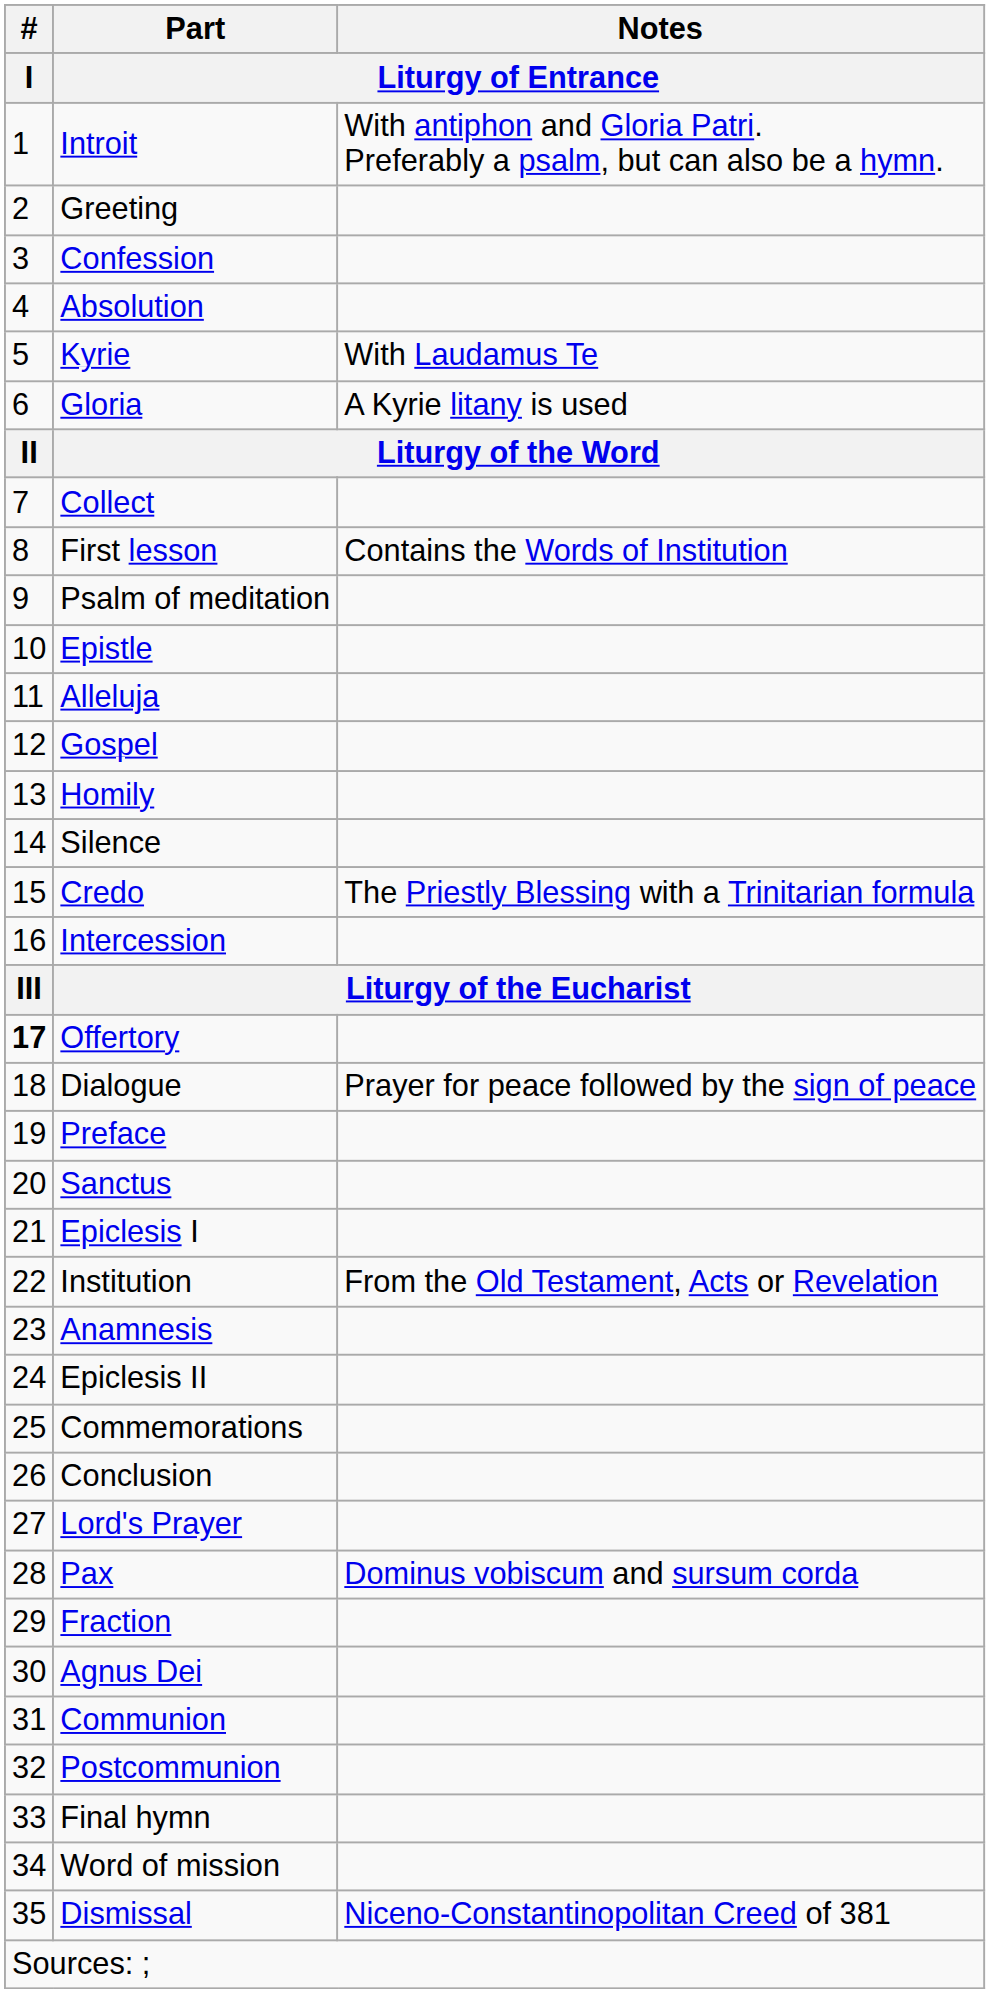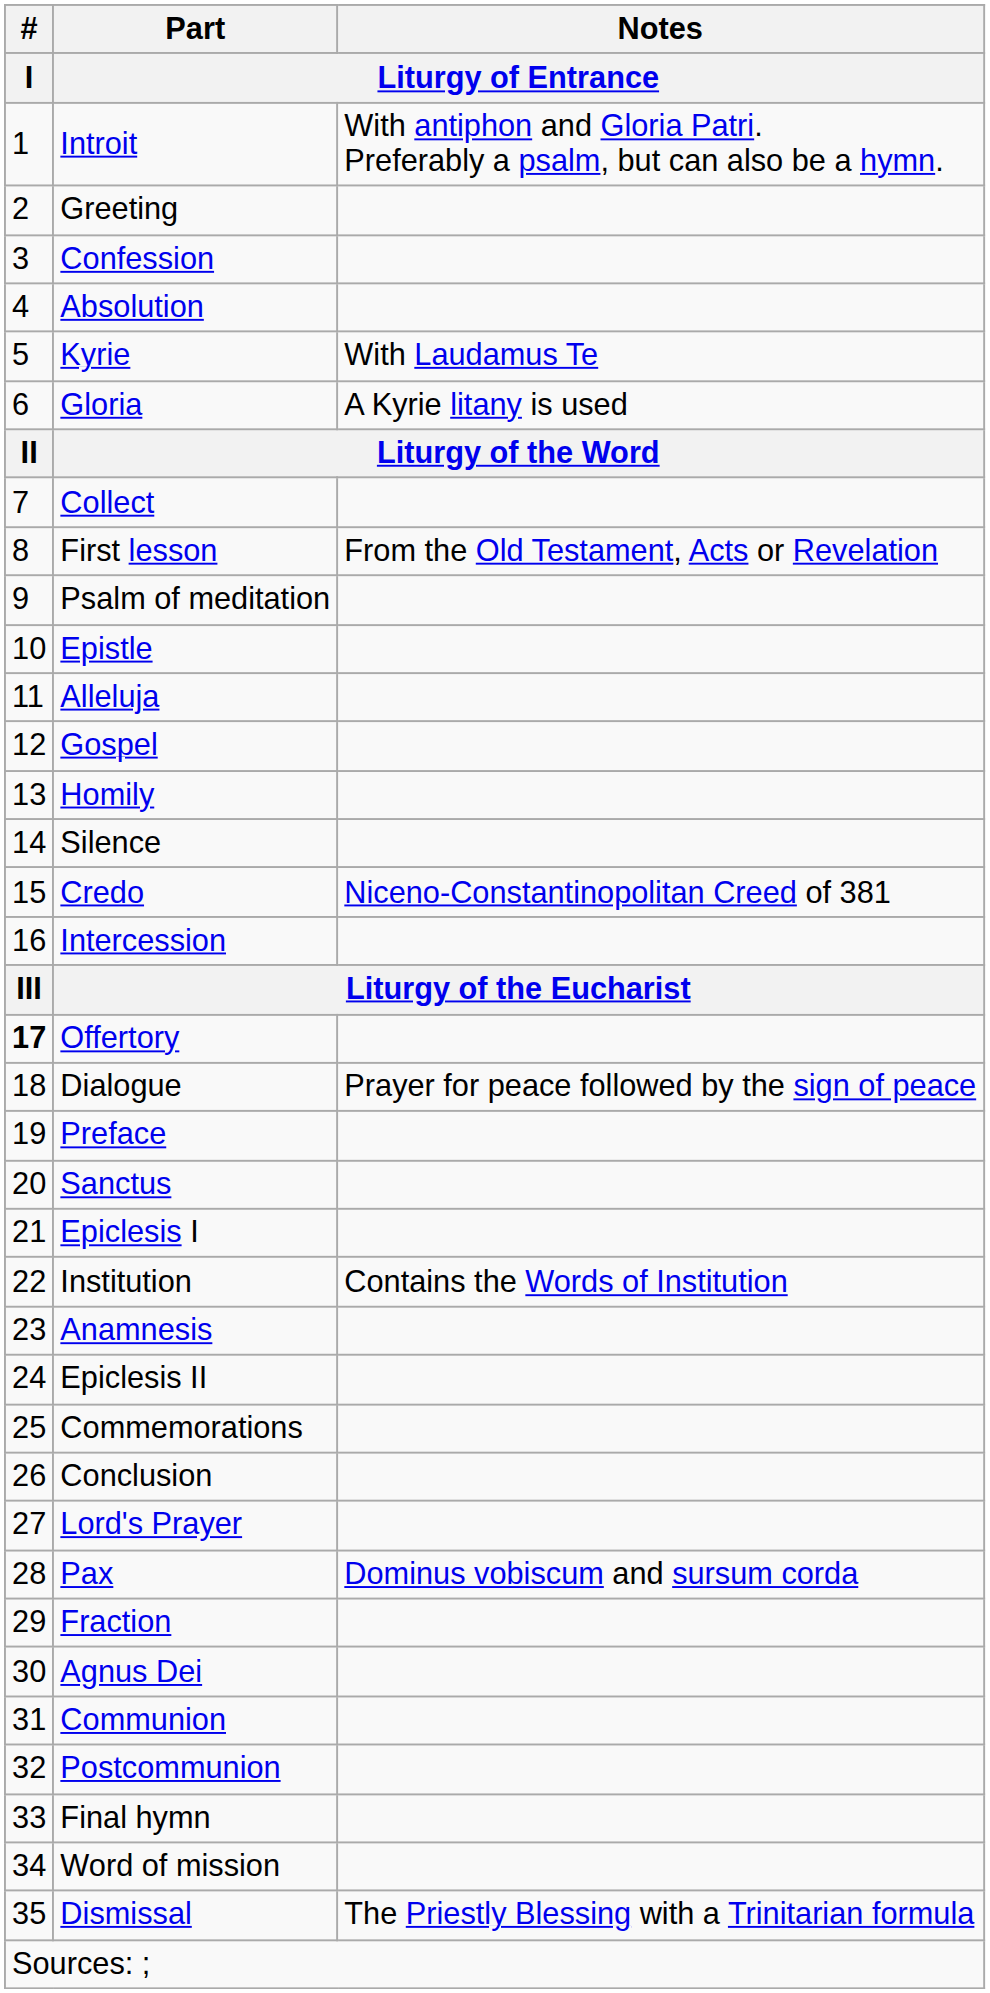(566, 550) Contains the Words of Institution -> (641, 550) From the Old Testament, Acts or Revelation
(659, 891) The Priestly Blessing with a Trinitarian formula -> (618, 891) Niceno-Constantinopolitan Creed of 381
(641, 1281) From the Old Testament, Acts or Revelation -> (566, 1281) Contains the Words of Institution
(618, 1914) Niceno-Constantinopolitan Creed of 381 -> (659, 1914) The Priestly Blessing with a Trinitarian formula
